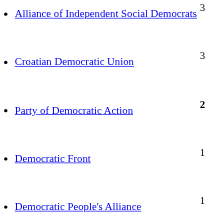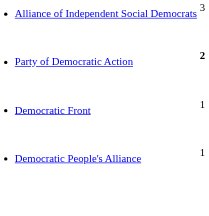- row: (92, 62)
